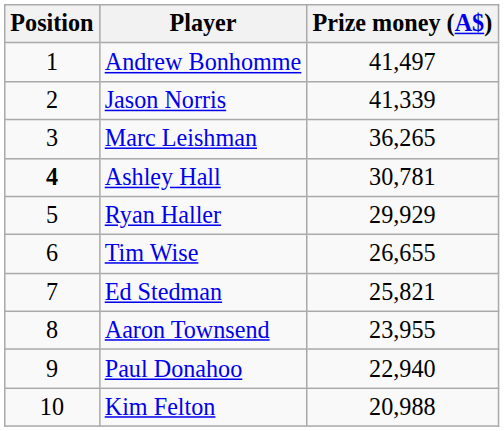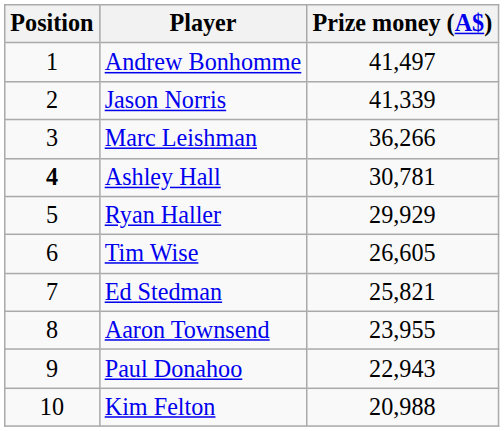(402, 138) 36,265 -> (402, 138) 36,266
(402, 253) 26,655 -> (402, 253) 26,605
(402, 368) 22,940 -> (402, 368) 22,943
